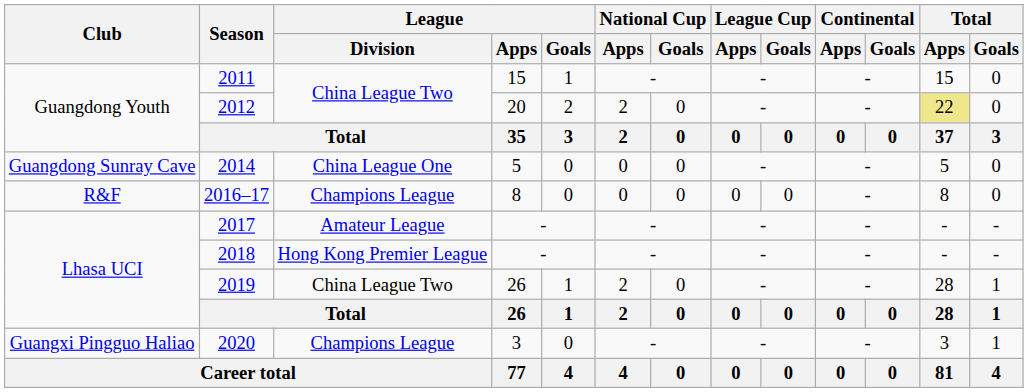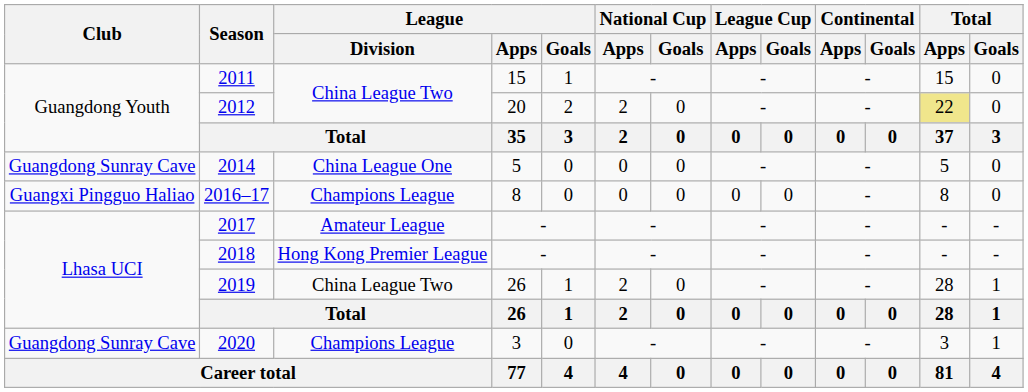(102, 195) R&F -> (102, 195) Guangxi Pingguo Haliao
(102, 343) Guangxi Pingguo Haliao -> (102, 343) Guangdong Sunray Cave
